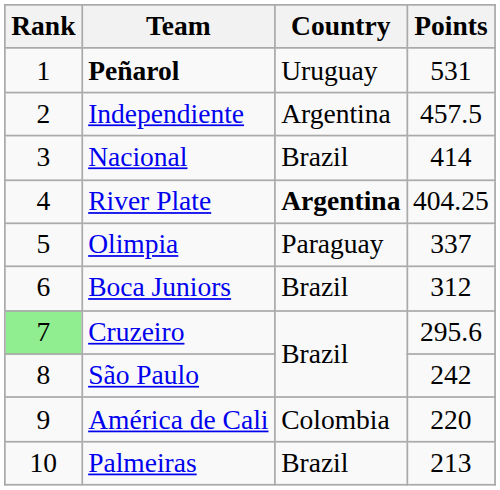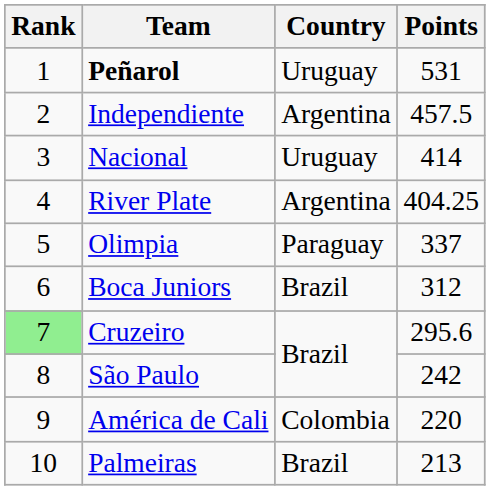(315, 157) Brazil -> (329, 157) Uruguay
(341, 200) bold -> (336, 200) normal
